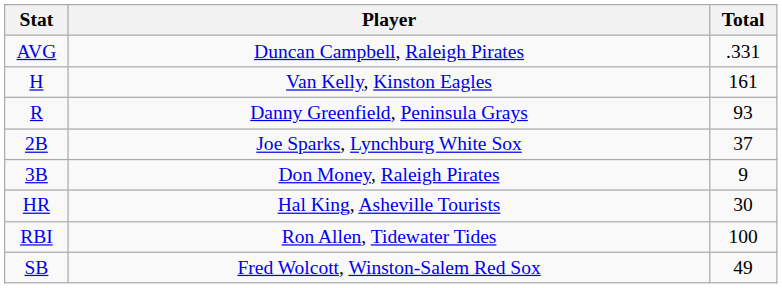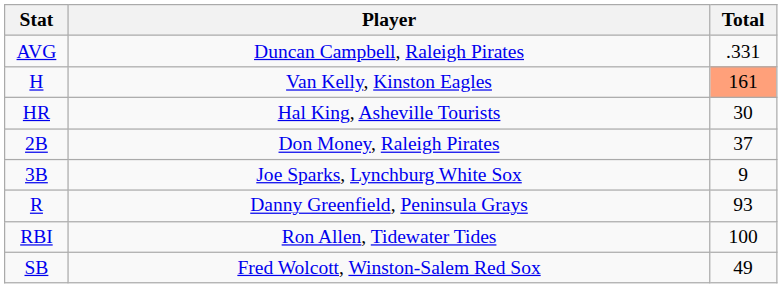(743, 81) no background -> (743, 81) lightsalmon background
rows swapped: (36, 112) <-> (36, 205)
(389, 143) Joe Sparks, Lynchburg White Sox -> (389, 143) Don Money, Raleigh Pirates
(389, 174) Don Money, Raleigh Pirates -> (389, 174) Joe Sparks, Lynchburg White Sox
